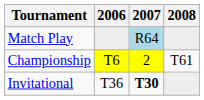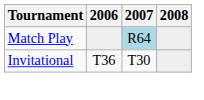- row: (49, 60)
(147, 83) bold -> (139, 60) normal
